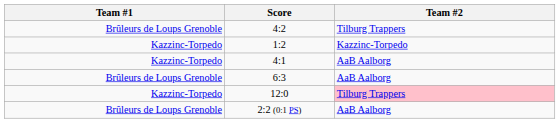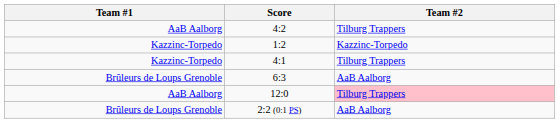(164, 28) Brûleurs de Loups Grenoble -> (195, 28) AaB Aalborg
(364, 61) AaB Aalborg -> (371, 61) Tilburg Trappers
(187, 93) Kazzinc-Torpedo -> (195, 93) AaB Aalborg
